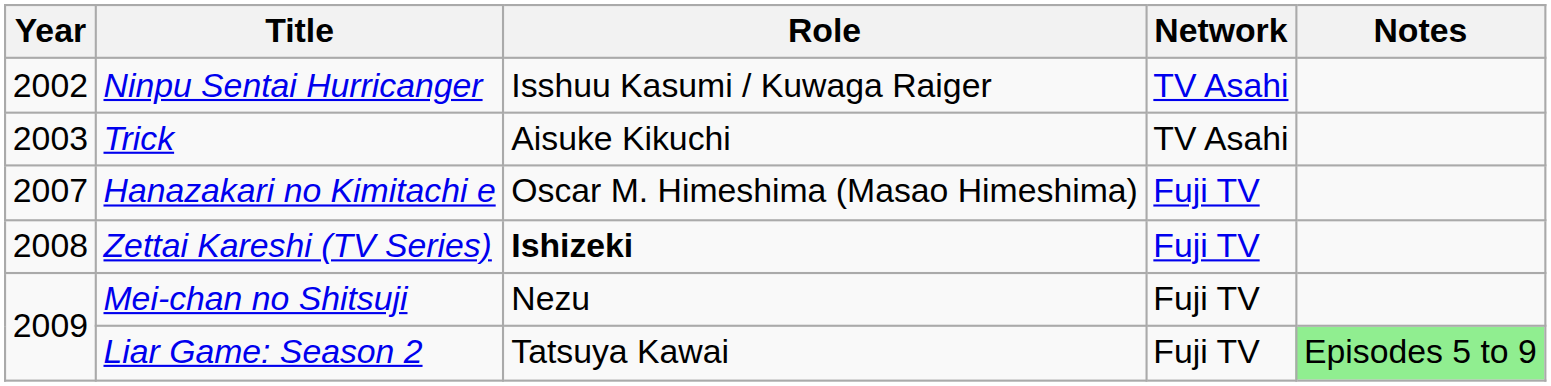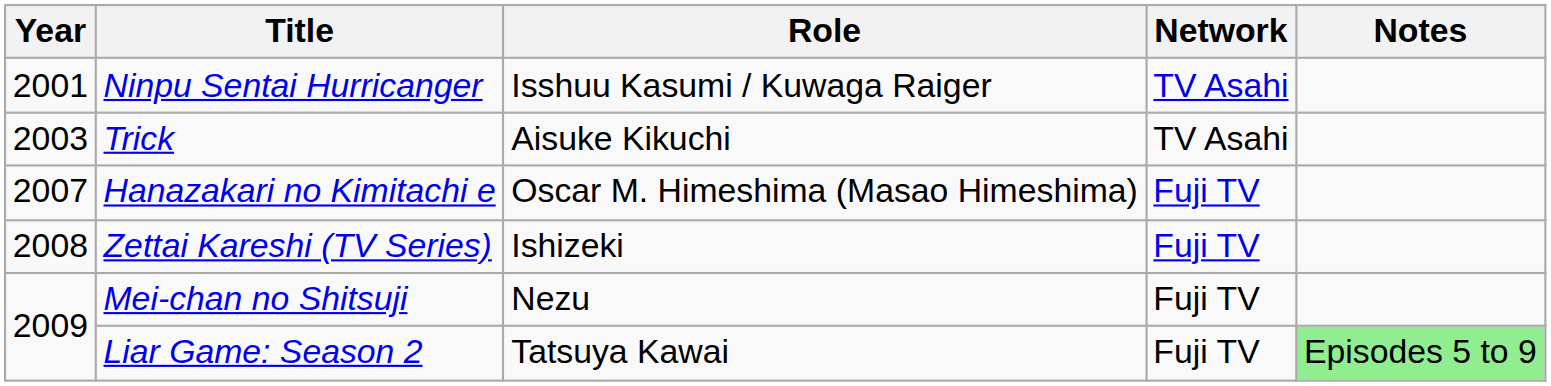(50, 84) 2002 -> (50, 84) 2001
(572, 245) bold -> (568, 245) normal
